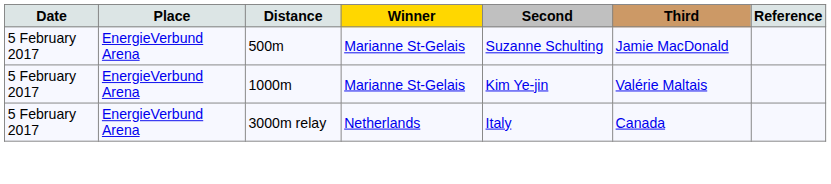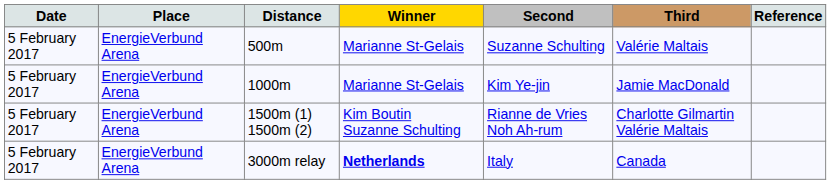(672, 46) Jamie MacDonald -> (662, 46) Valérie Maltais
(661, 84) Valérie Maltais -> (673, 84) Jamie MacDonald
+ row: (280, 122)
(382, 122) normal -> (384, 160) bold
